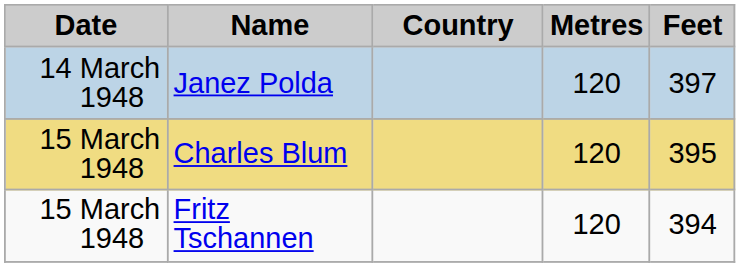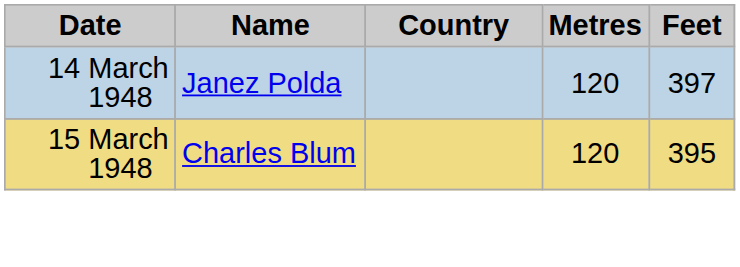- row: (244, 224)
